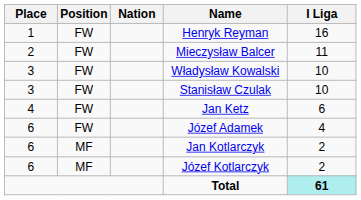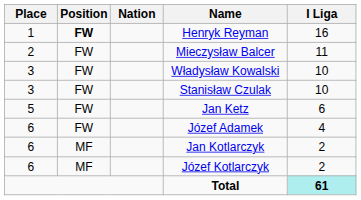(84, 33) normal -> (84, 33) bold
(31, 109) 4 -> (31, 109) 5
